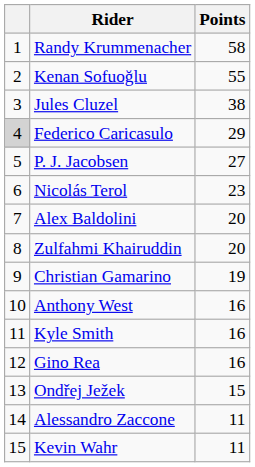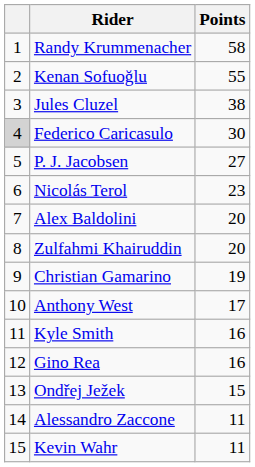(237, 133) 29 -> (237, 133) 30
(237, 304) 16 -> (237, 304) 17
